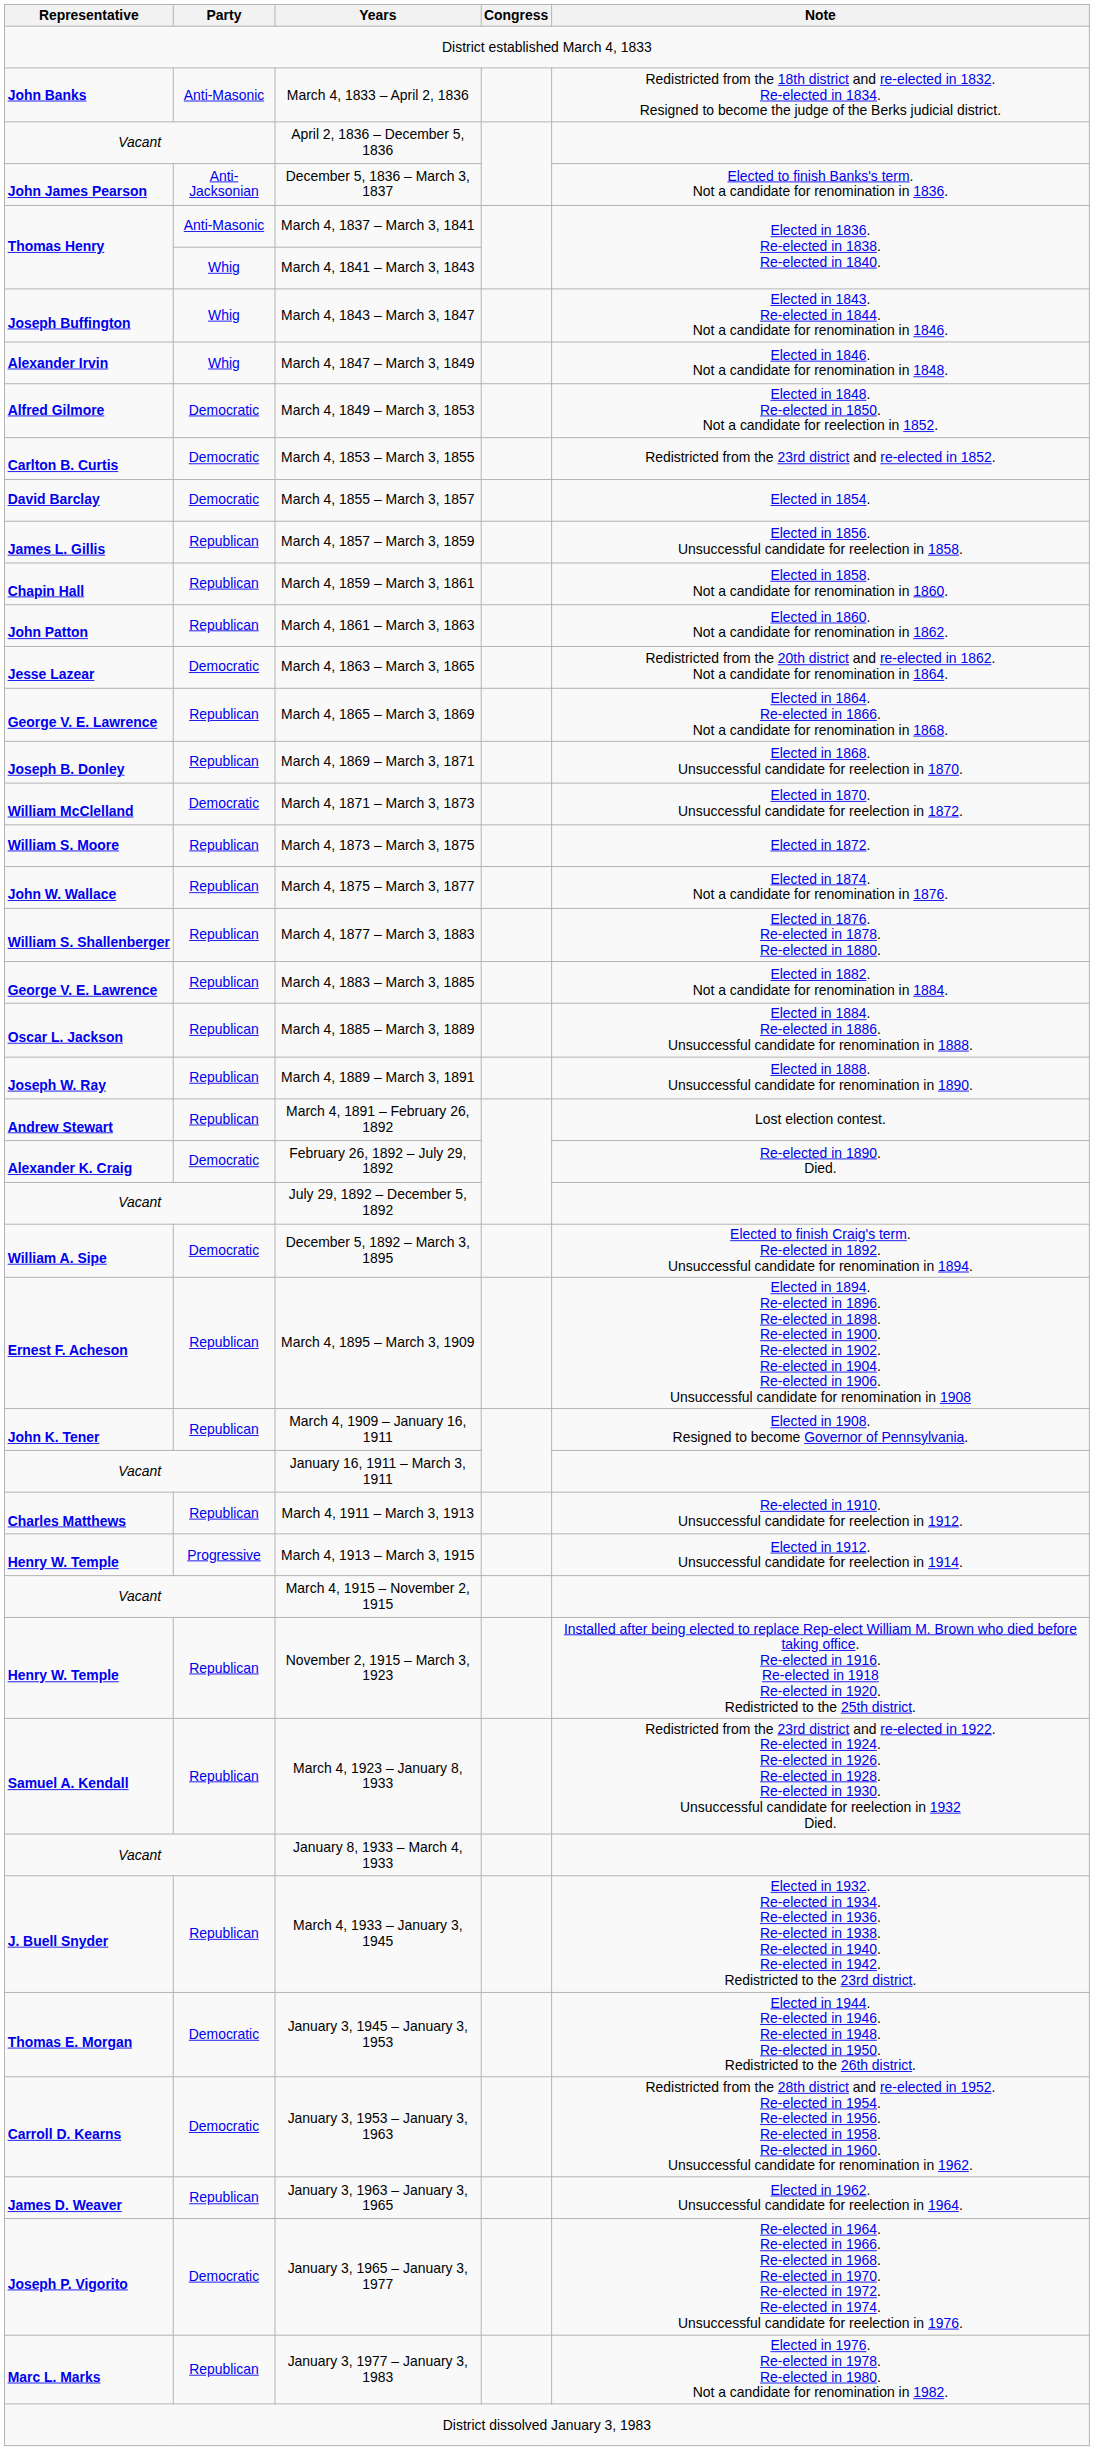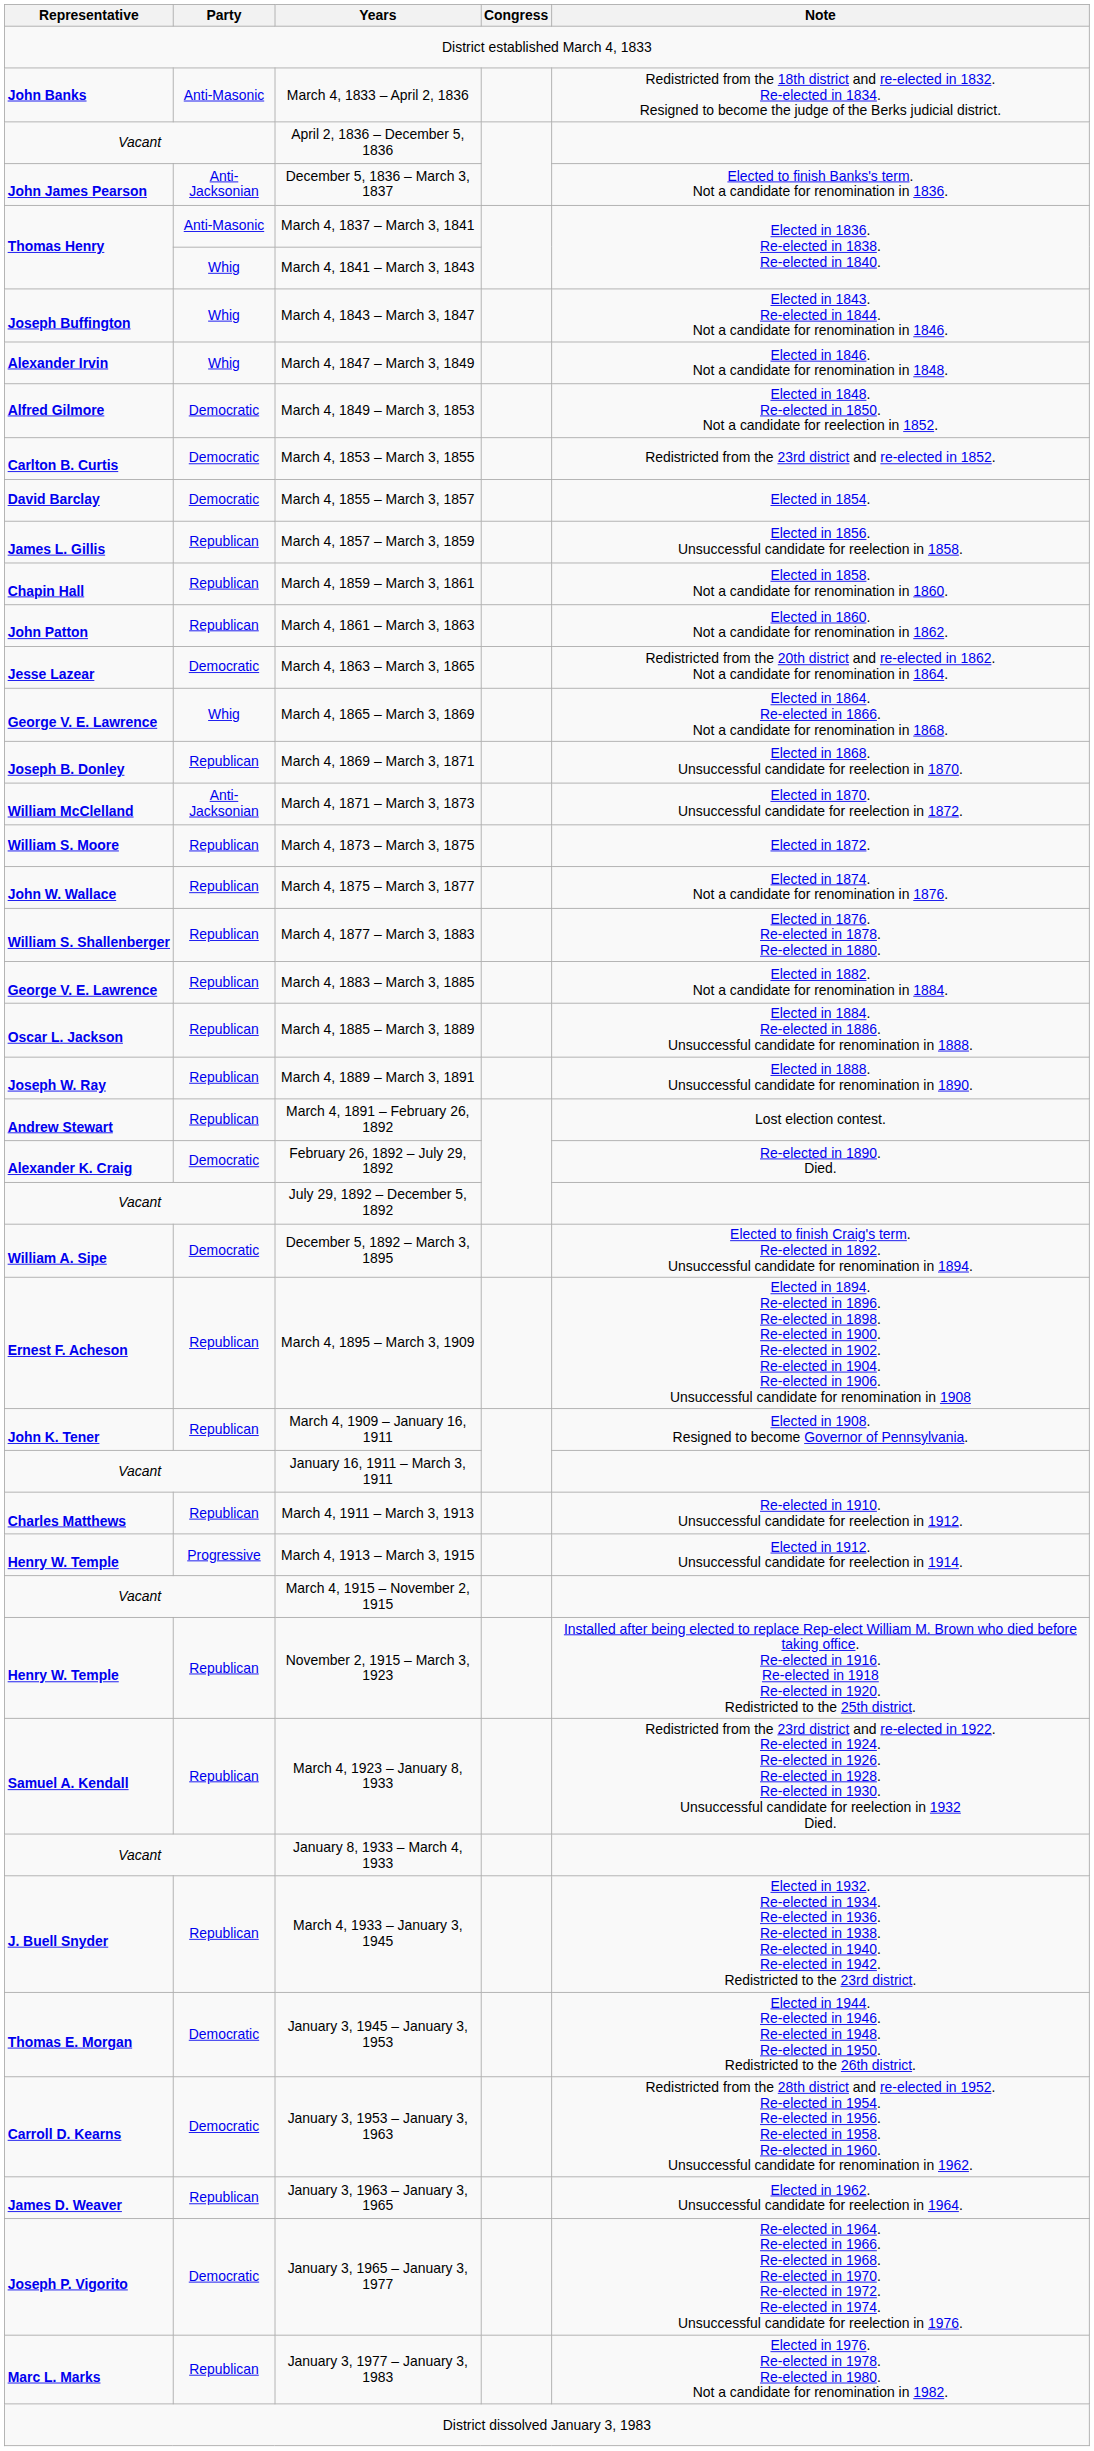(224, 714) Republican -> (224, 714) Whig
(224, 803) Democratic -> (224, 803) Anti-Jacksonian
